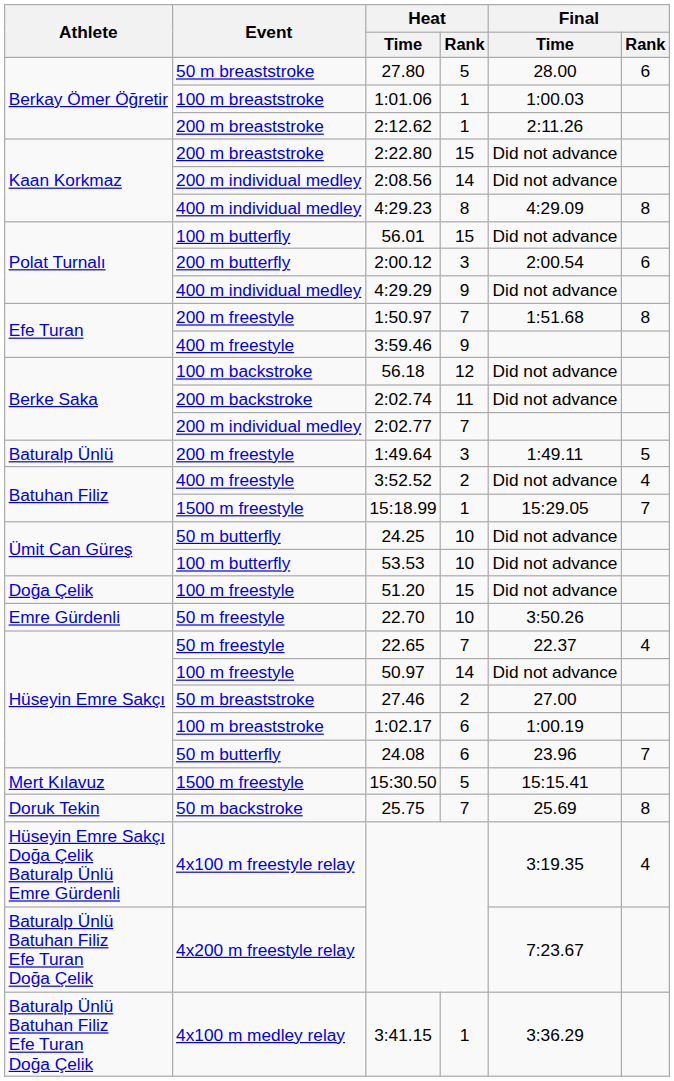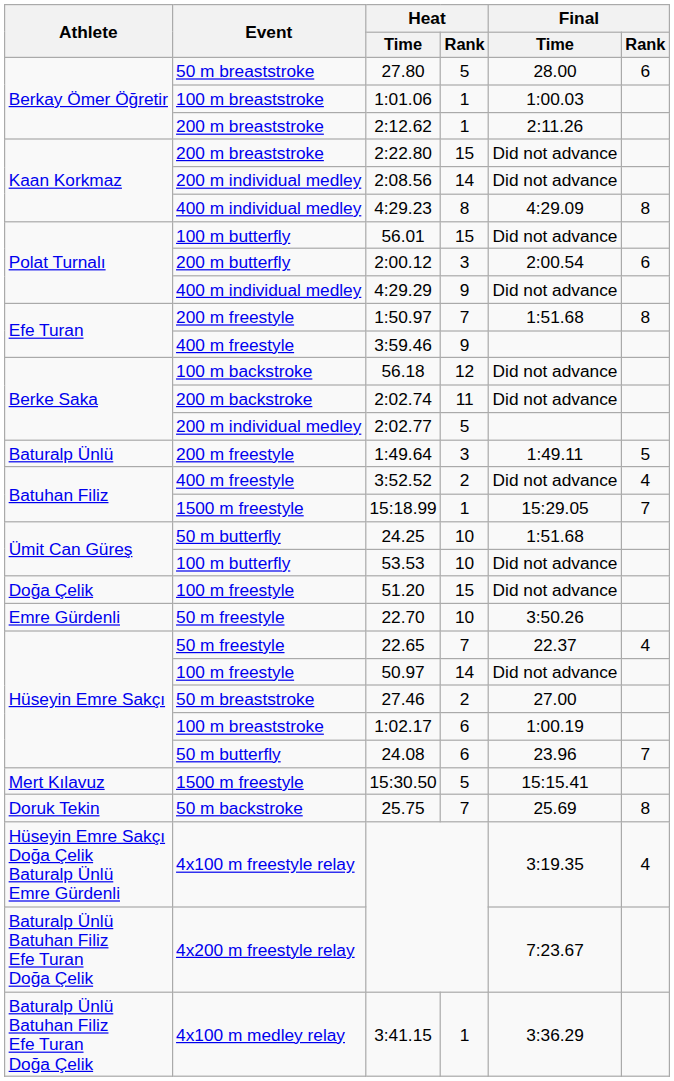(465, 427) 7 -> (465, 427) 5
(555, 536) Did not advance -> (555, 536) 1:51.68
